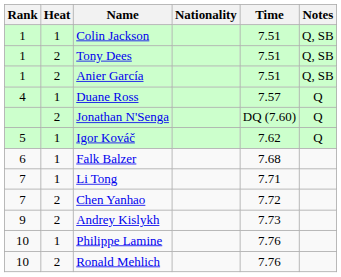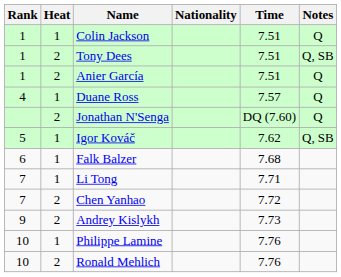(318, 35) Q, SB -> (318, 35) Q
(318, 76) Q, SB -> (318, 76) Q
(318, 138) Q -> (318, 138) Q, SB
